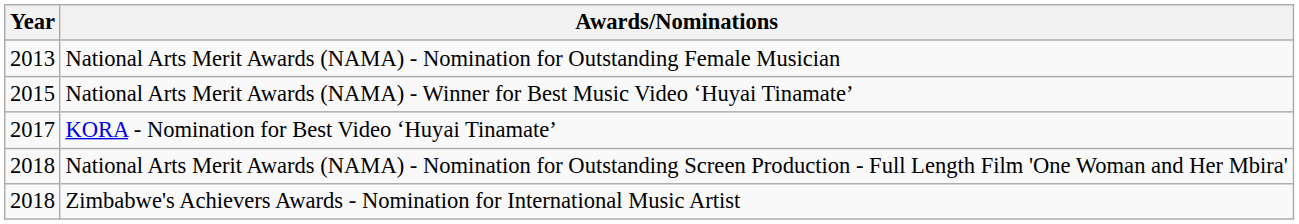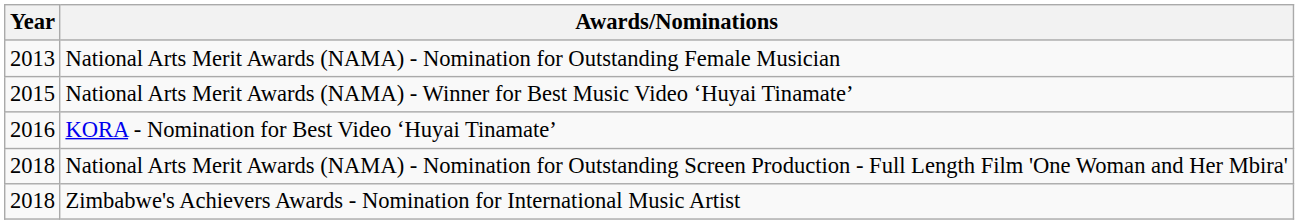(32, 129) 2017 -> (32, 129) 2016
